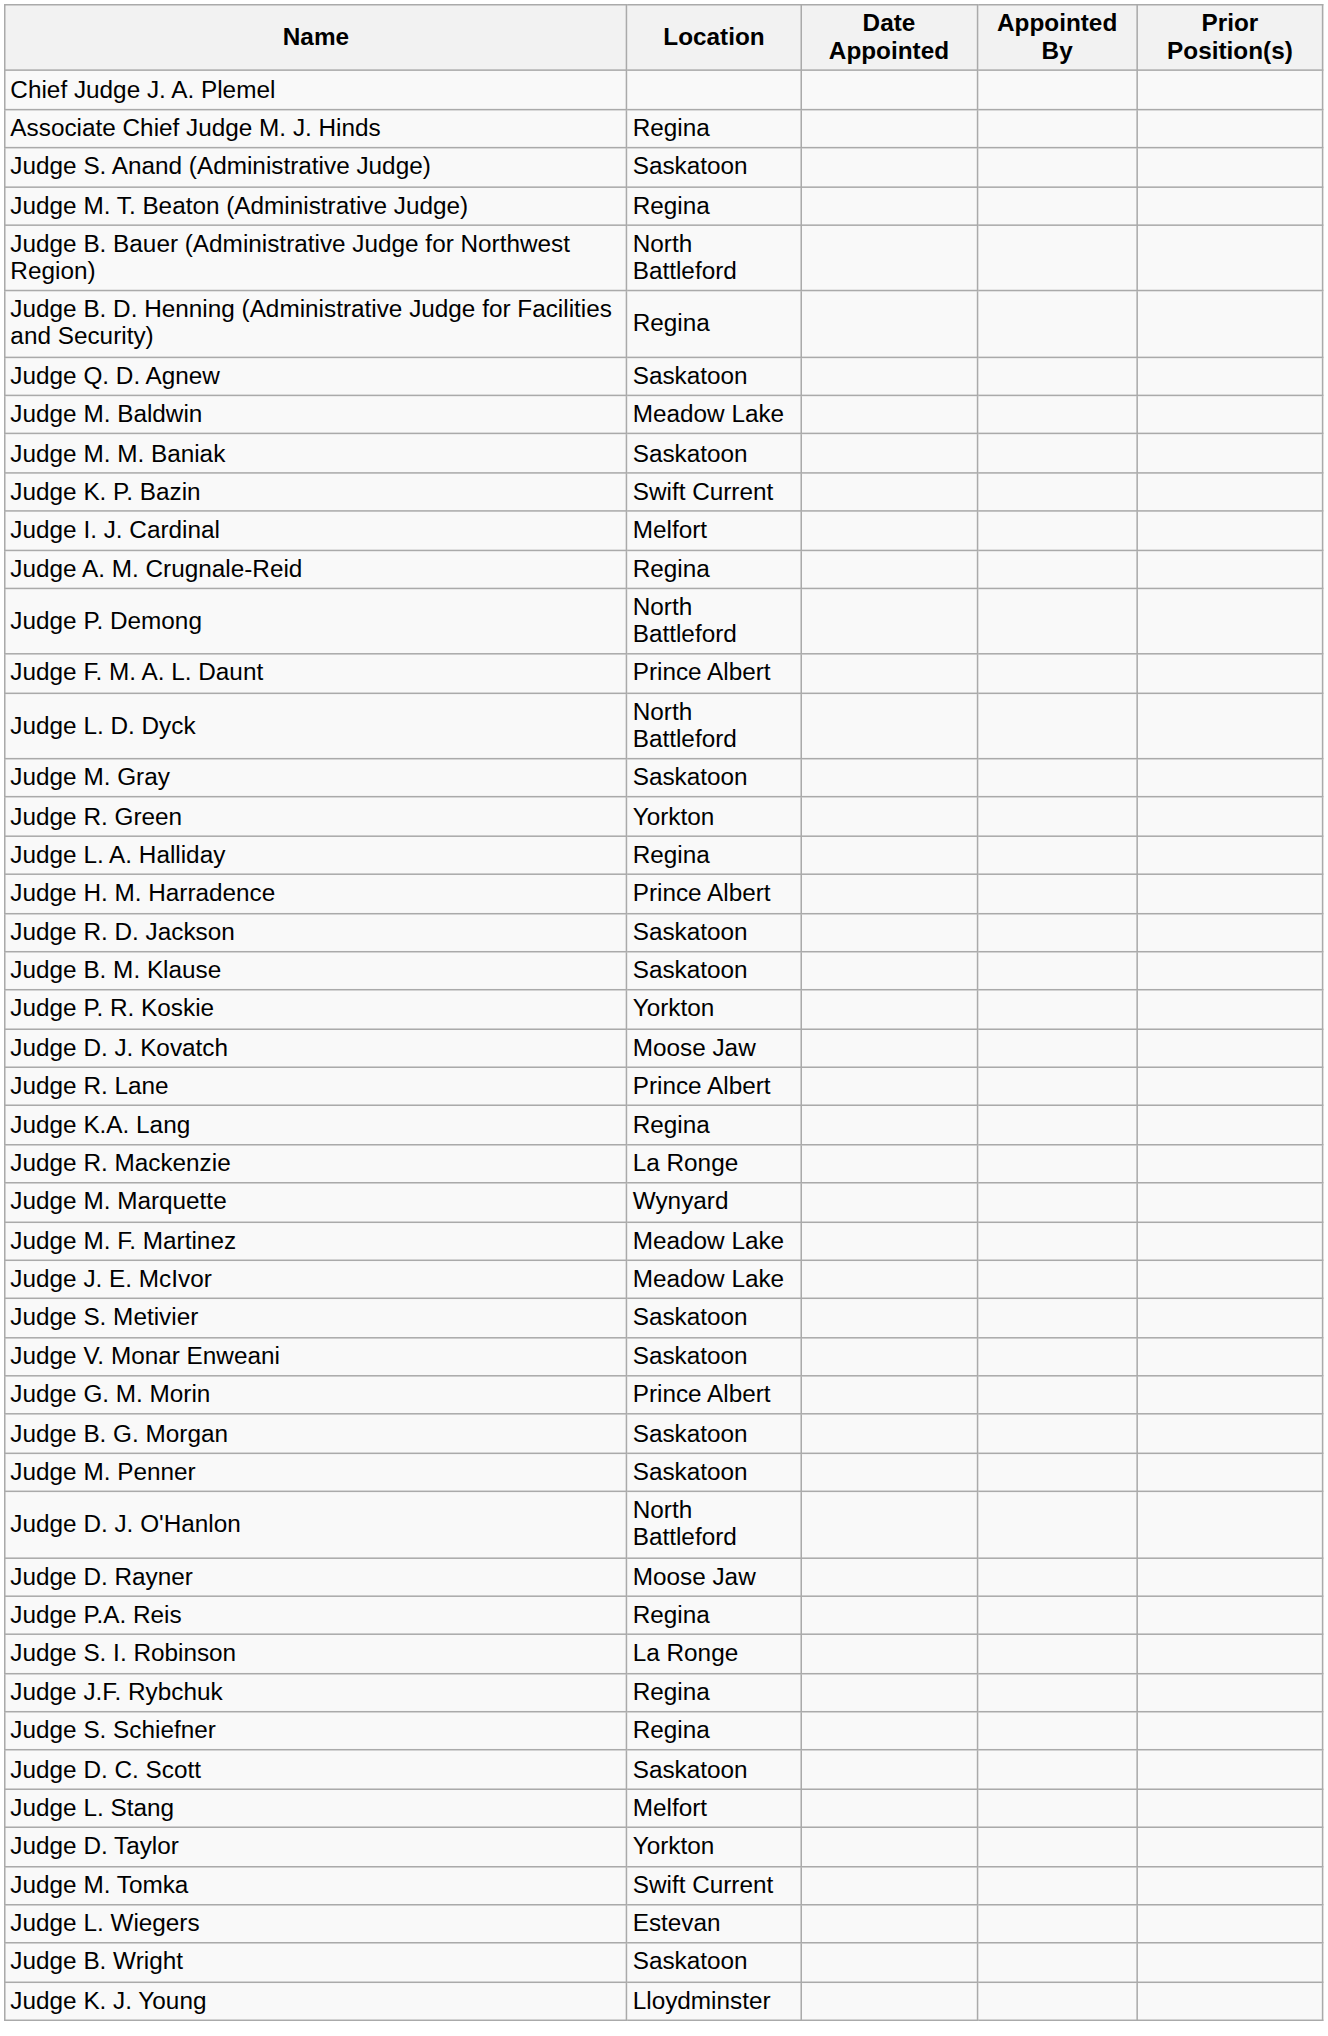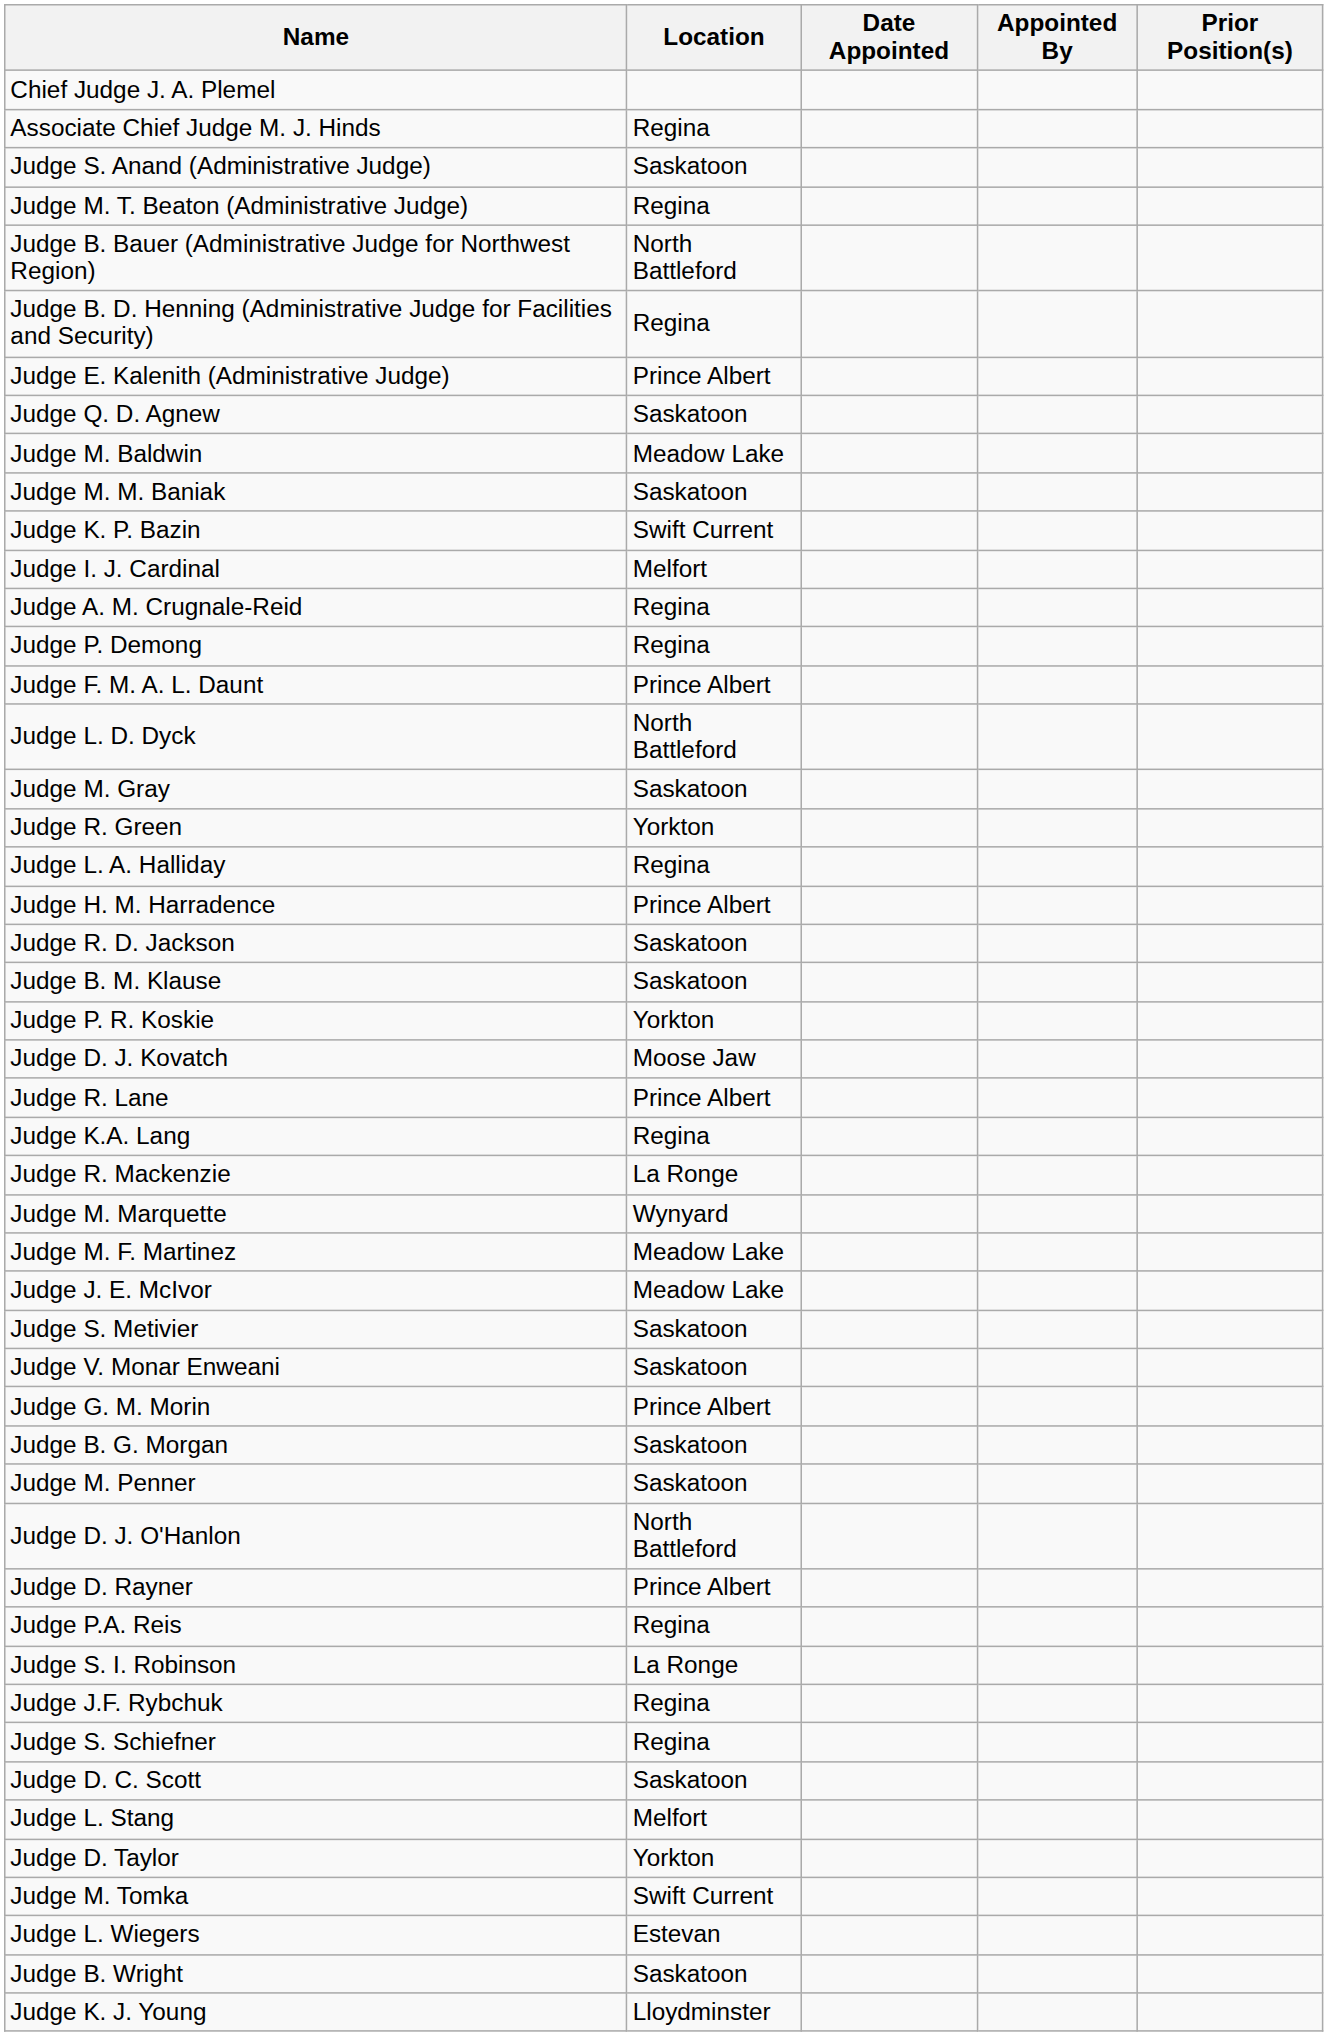+ row: (230, 375)
(685, 620) North Battleford -> (671, 645) Regina
(694, 1576) Moose Jaw -> (702, 1587) Prince Albert
